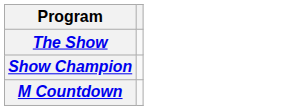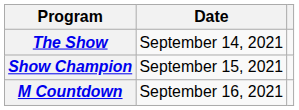+ column: (211, 17)
